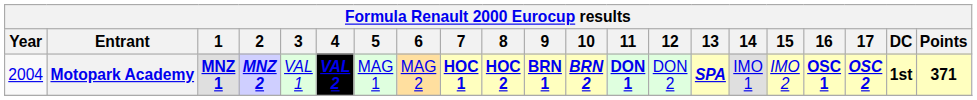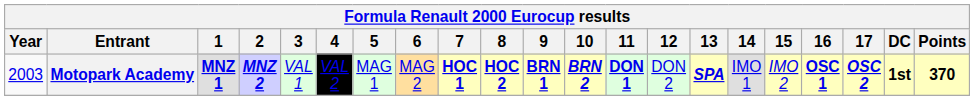(26, 74) 2004 -> (26, 74) 2003
(335, 74) bold -> (335, 74) normal
(944, 74) 371 -> (942, 74) 370
